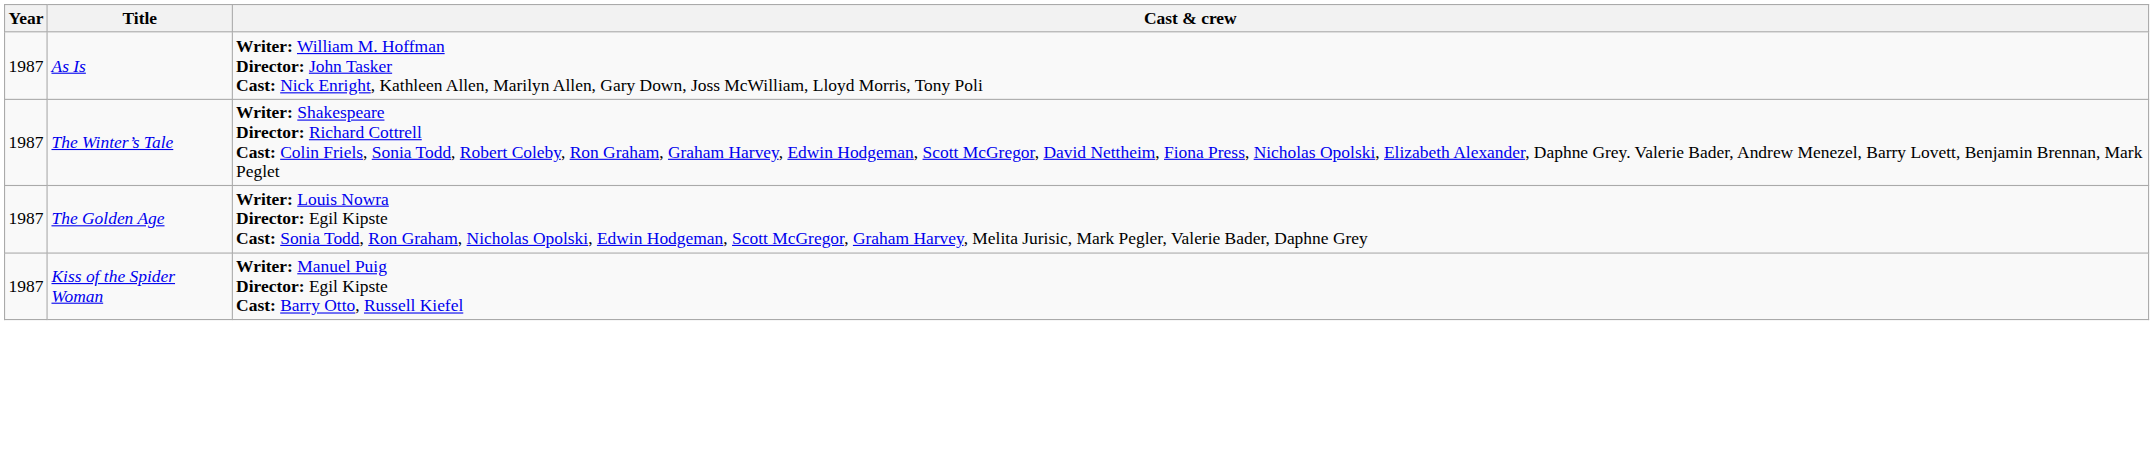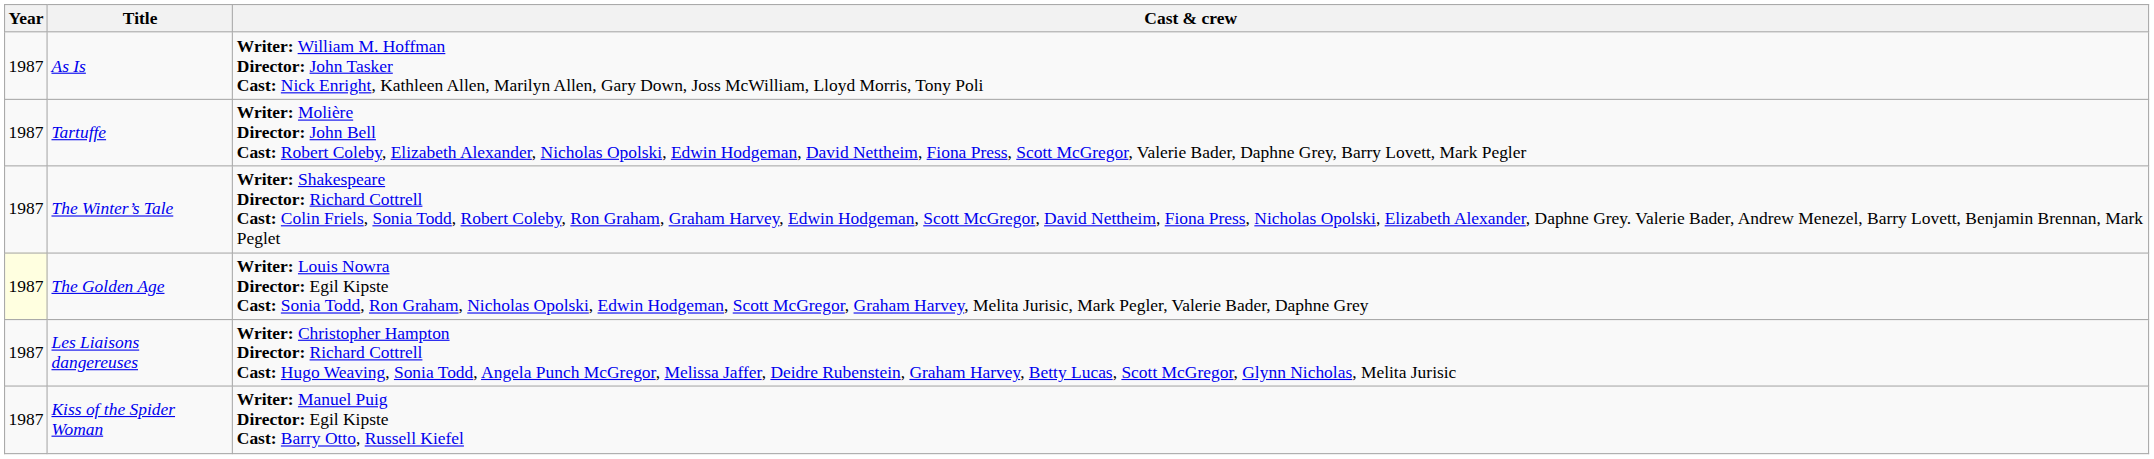+ row: (79, 132)
(26, 219) no background -> (26, 285) lightyellow background
+ row: (95, 352)
